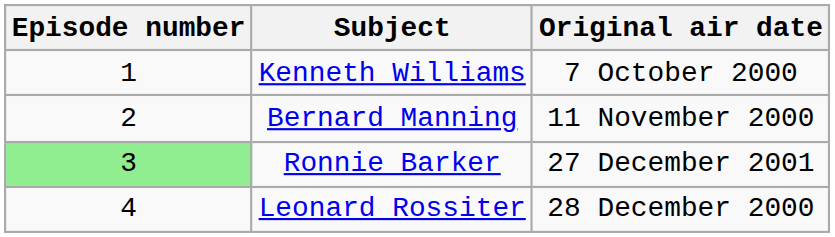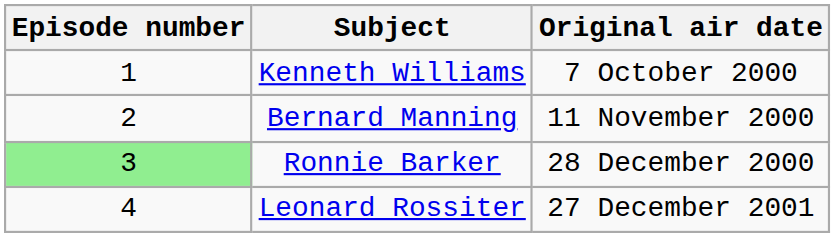(681, 164) 27 December 2001 -> (681, 164) 28 December 2000
(681, 209) 28 December 2000 -> (681, 209) 27 December 2001
